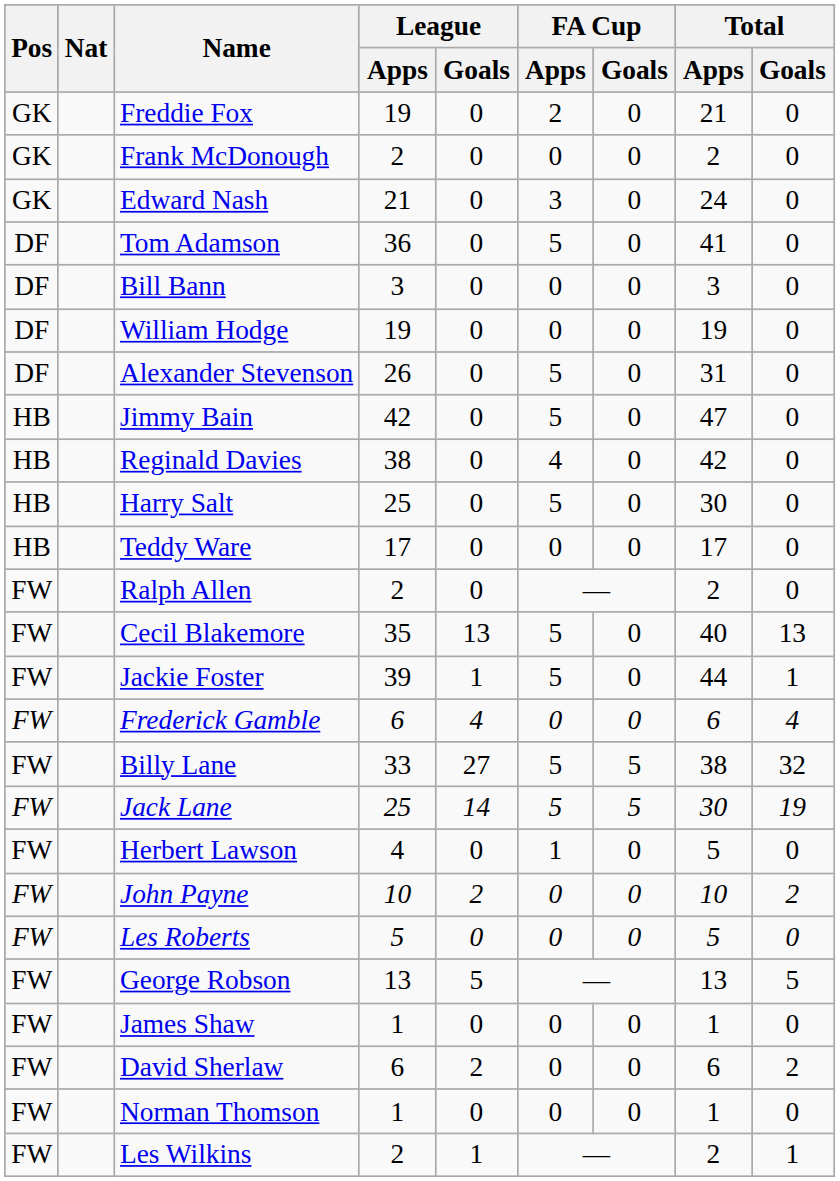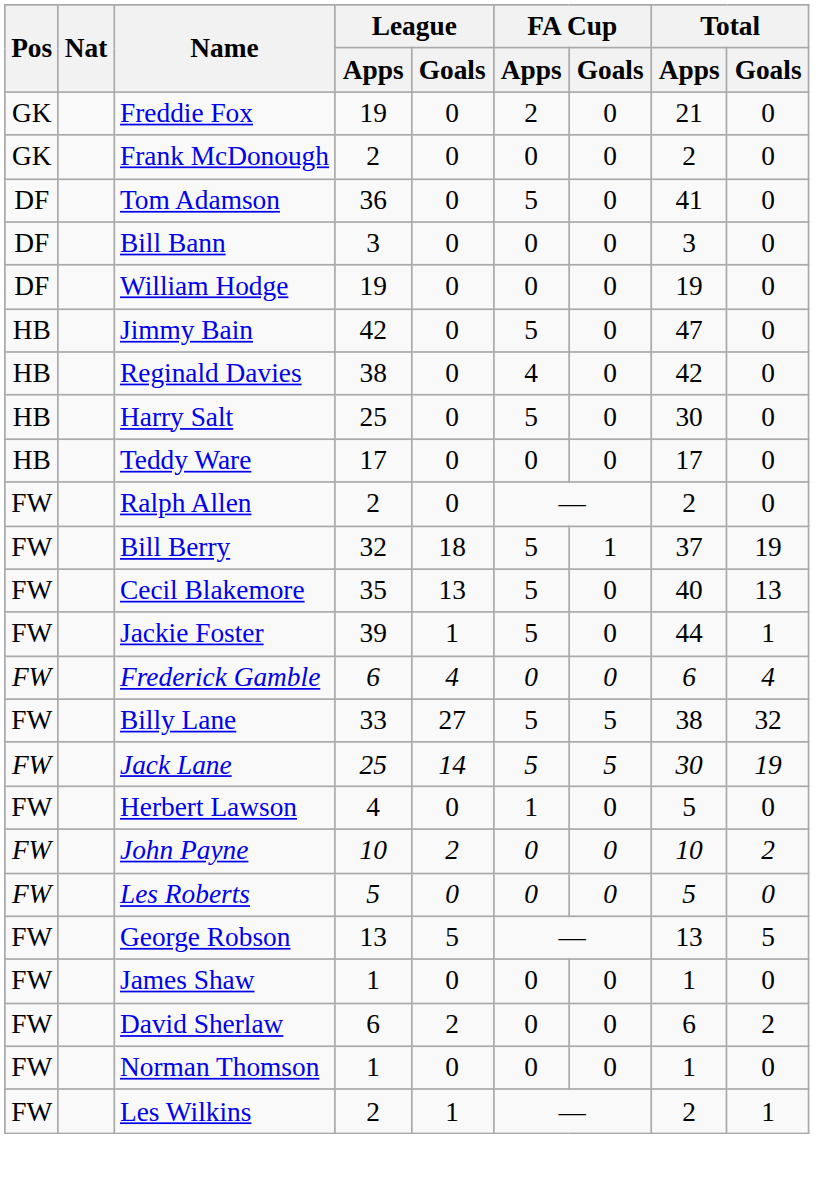- row: (194, 199)
- row: (237, 373)
+ row: (175, 546)
